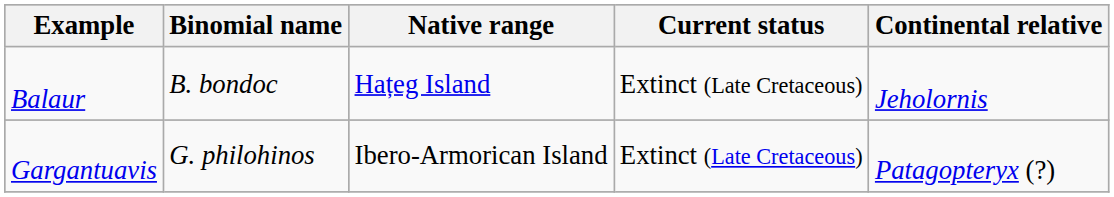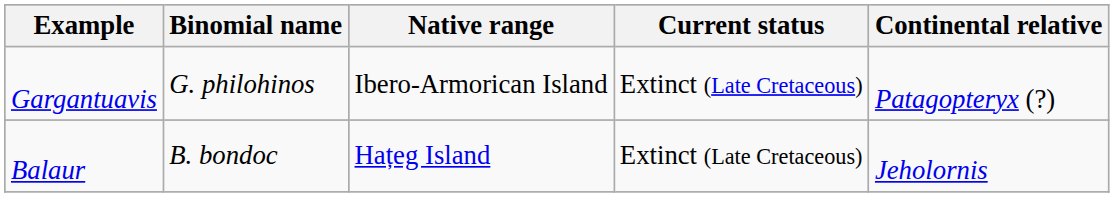rows swapped: (48, 98) <-> (84, 170)
